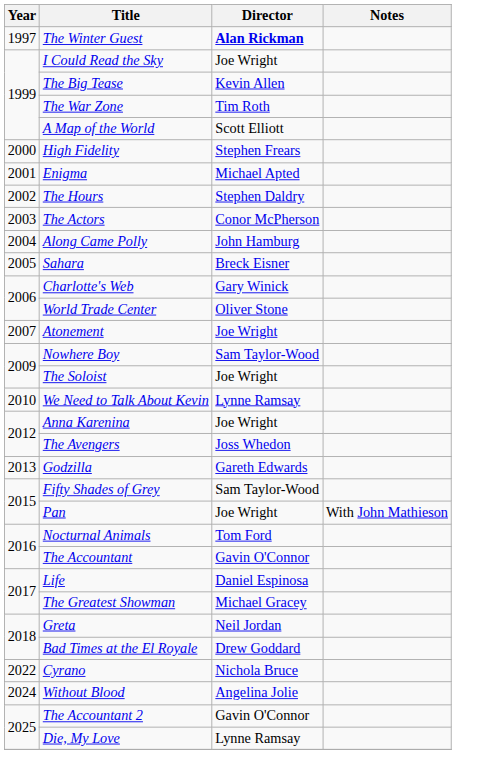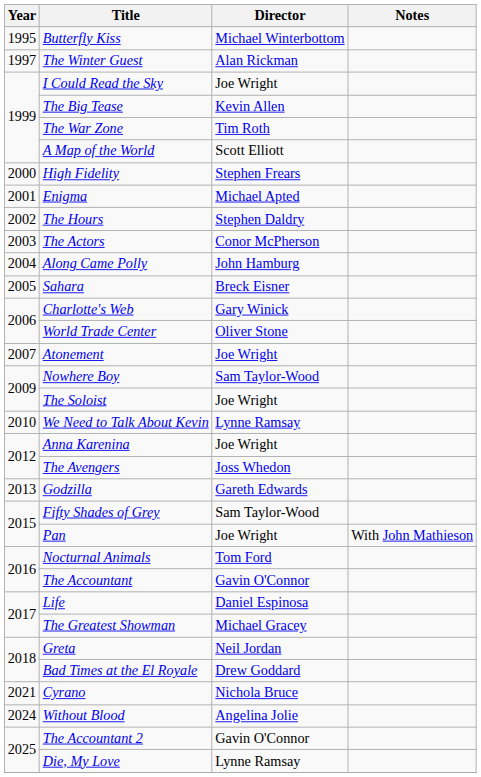+ row: (82, 38)
(259, 38) bold -> (257, 60) normal
(22, 670) 2022 -> (22, 693) 2021
